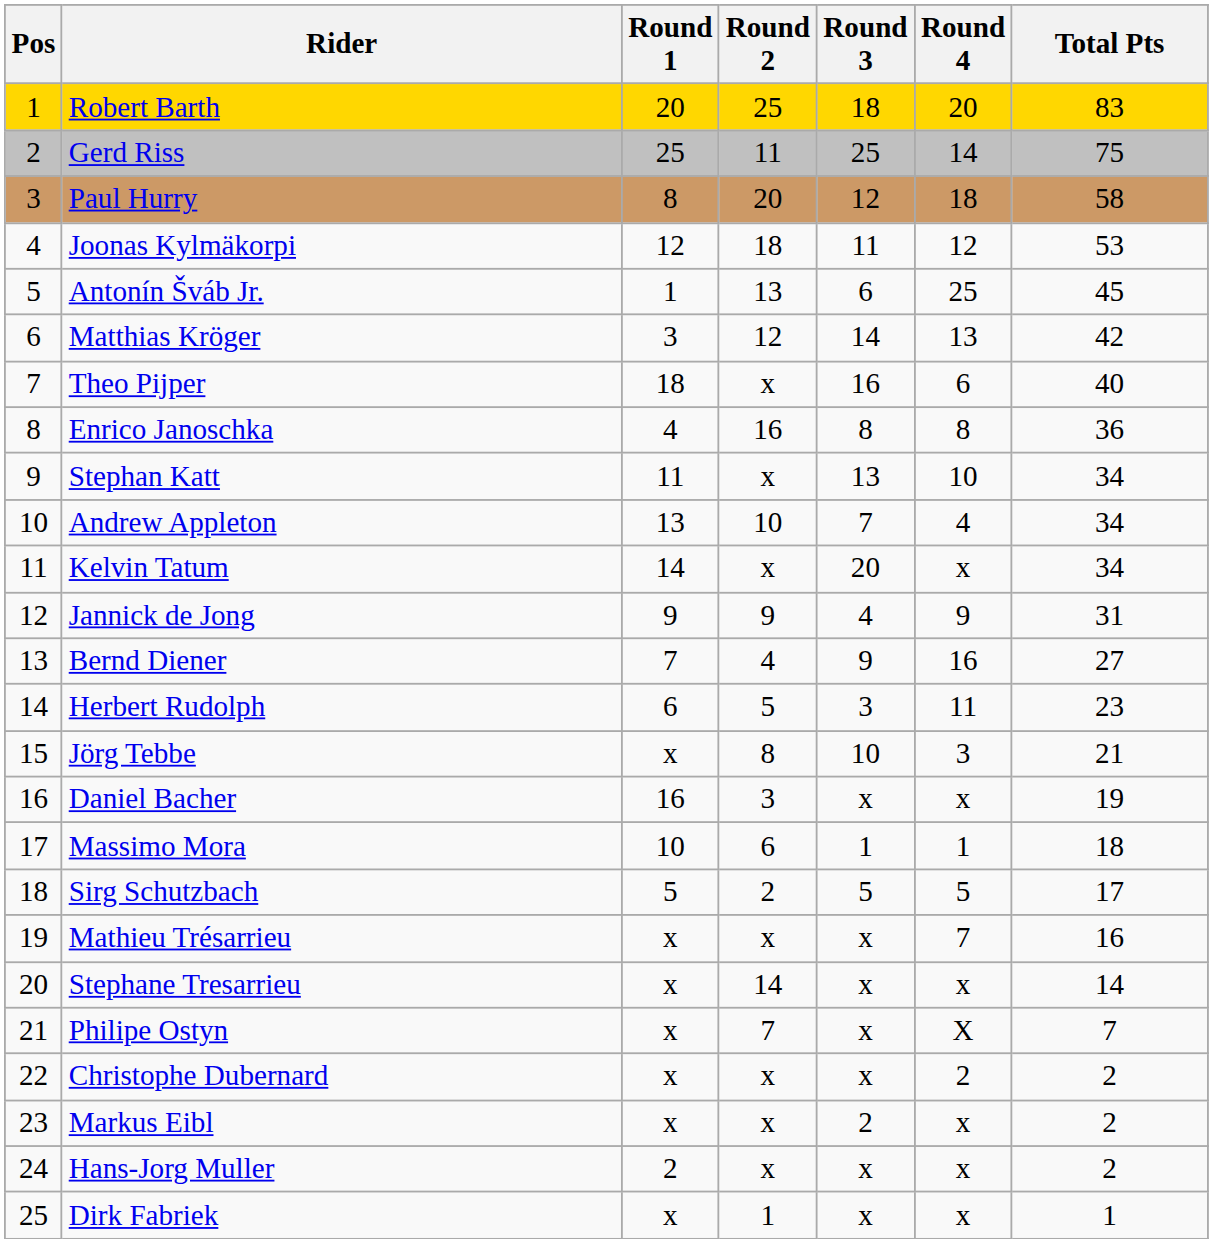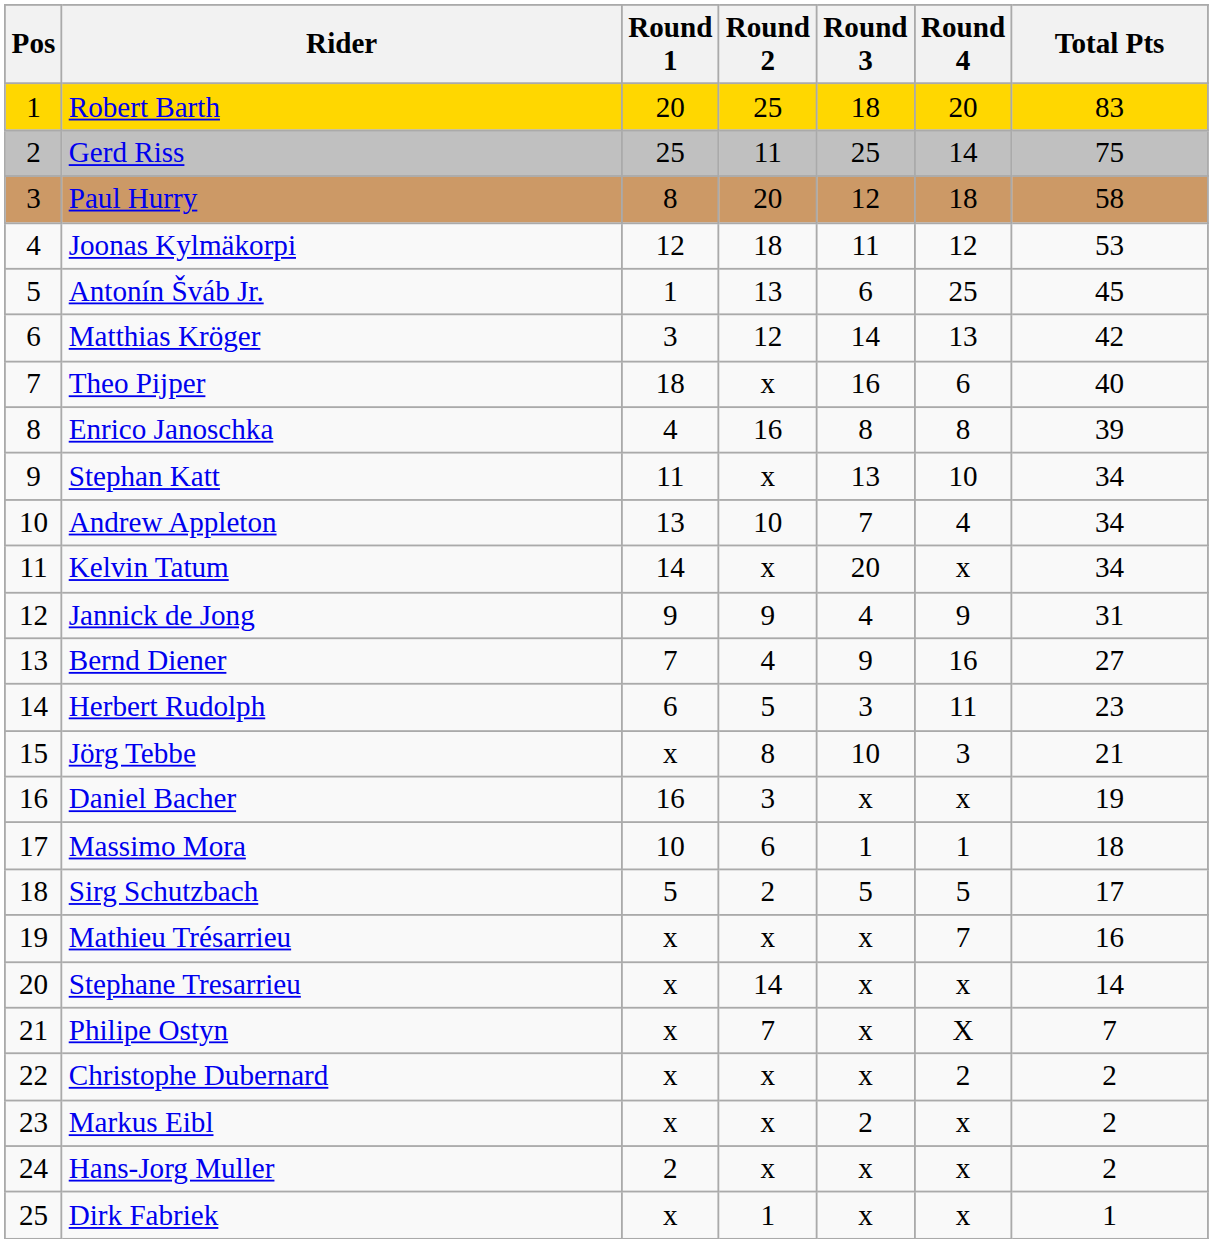(1110, 429) 36 -> (1110, 429) 39
